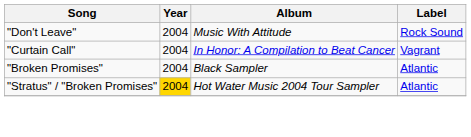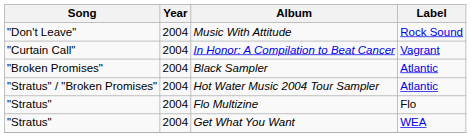(175, 86) gold background -> (175, 86) no background
+ row: (226, 104)
+ row: (244, 123)
